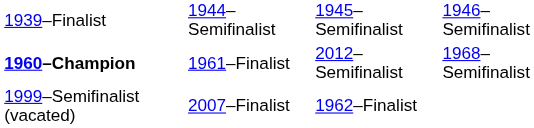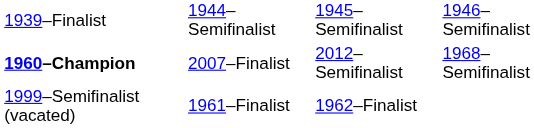(239, 63) 1961–Finalist -> (239, 63) 2007–Finalist
(239, 106) 2007–Finalist -> (239, 106) 1961–Finalist
